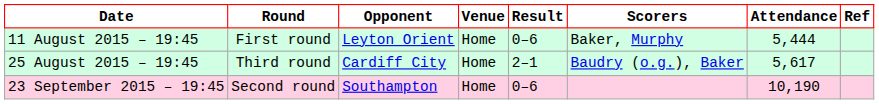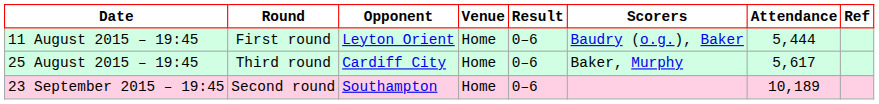(627, 40) Baker, Murphy -> (657, 40) Baudry (o.g.), Baker
(525, 63) 2–1 -> (525, 63) 0–6
(657, 63) Baudry (o.g.), Baker -> (627, 63) Baker, Murphy
(794, 87) 10,190 -> (794, 87) 10,189
